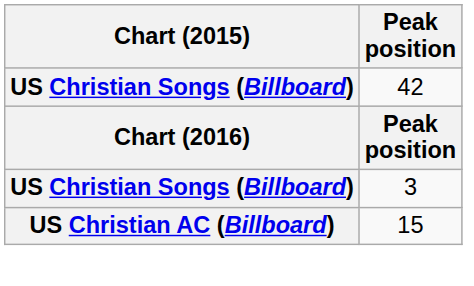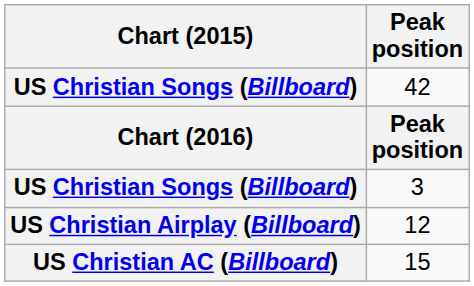+ row: (417, 225)
